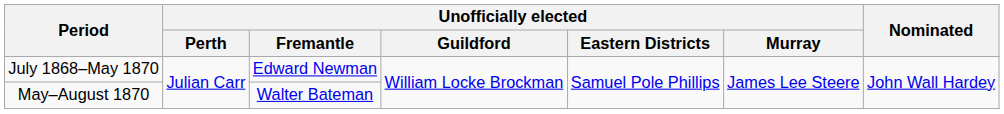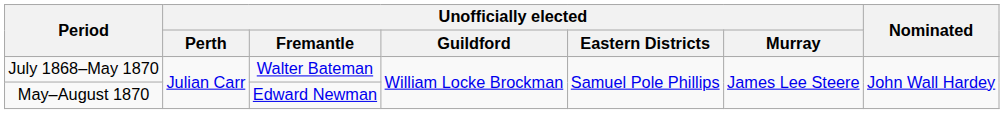(315, 69) Edward Newman -> (315, 69) Walter Bateman
(315, 95) Walter Bateman -> (315, 95) Edward Newman
